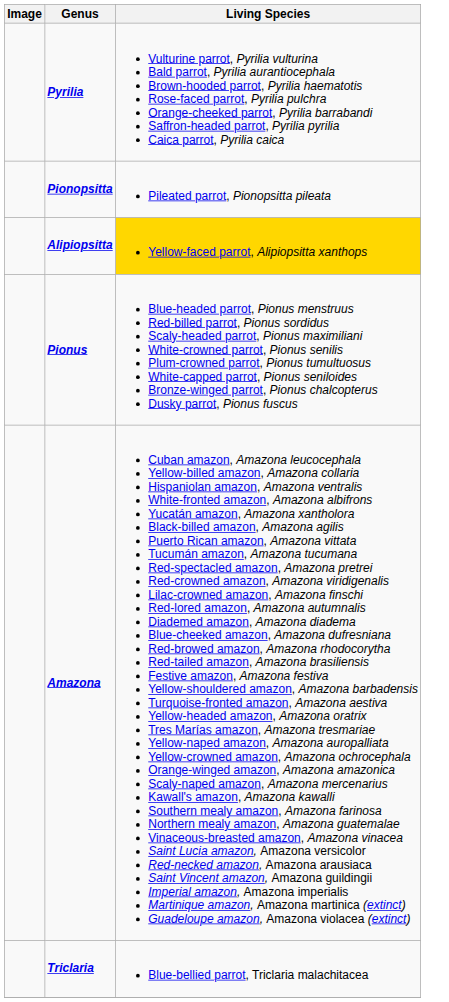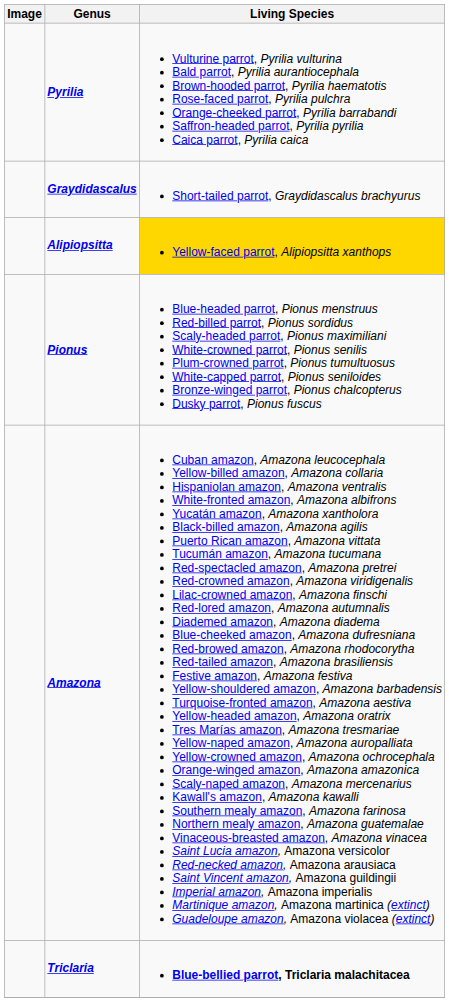- row: (80, 189)
+ row: (92, 189)
(268, 976) normal -> (292, 976) bold
